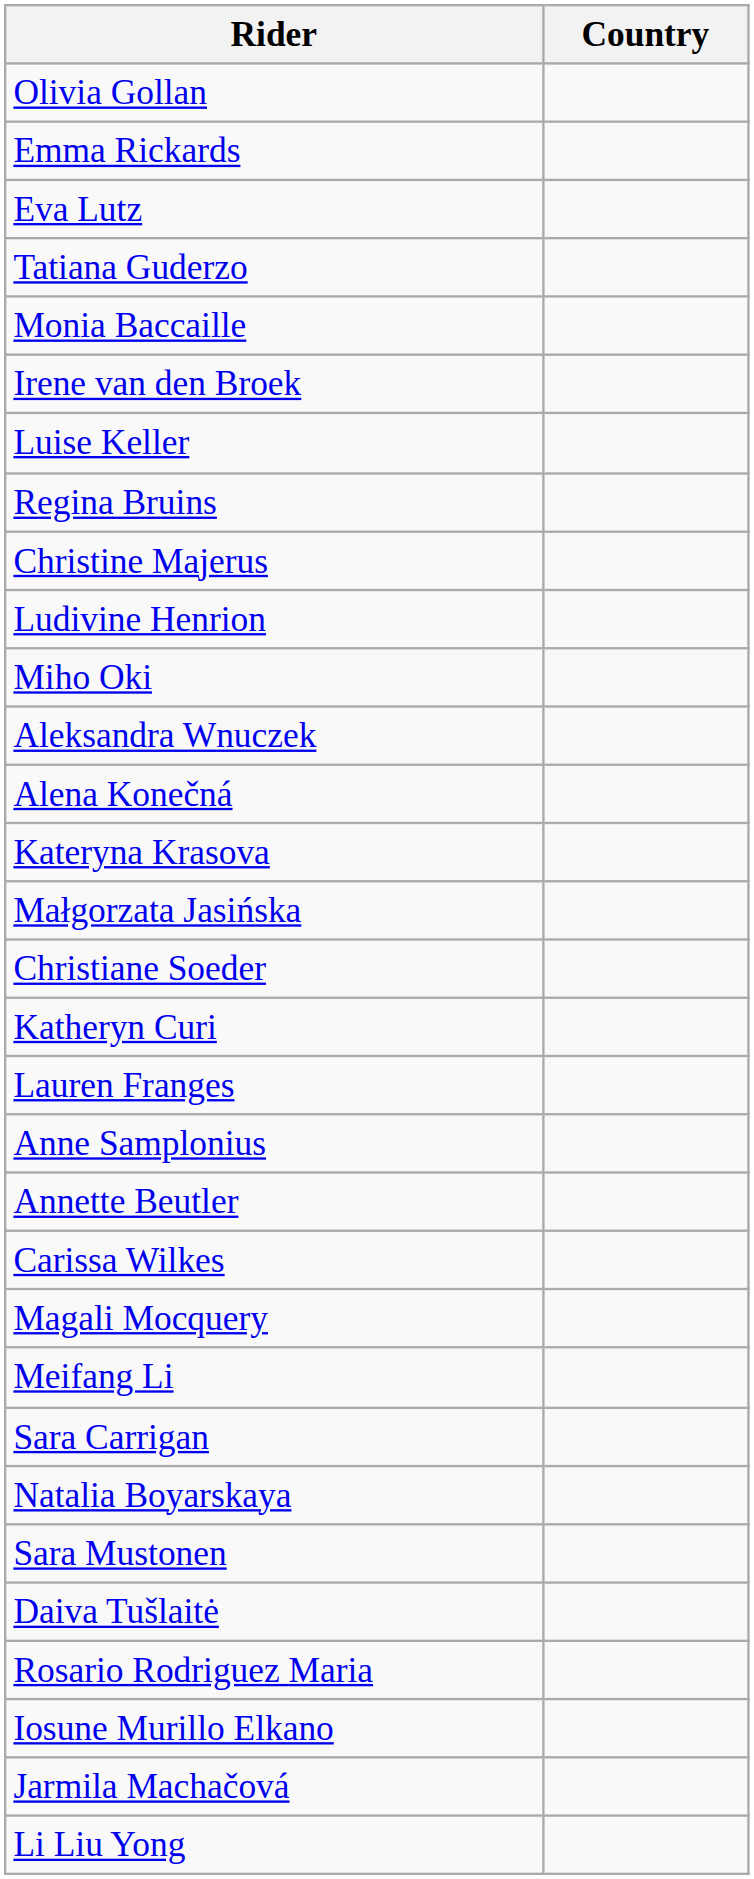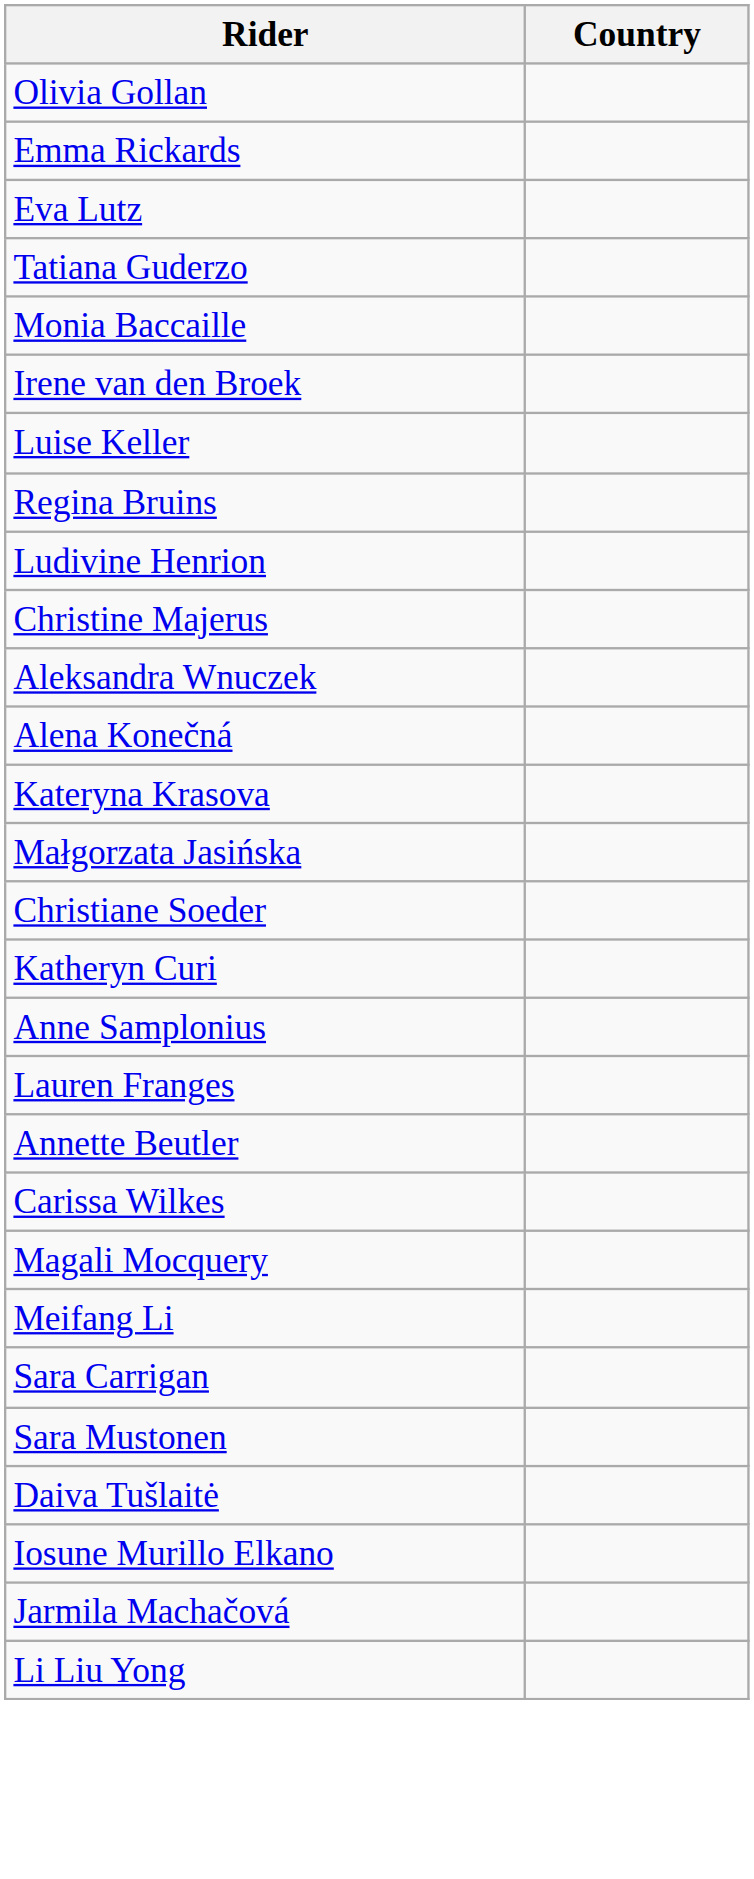rows swapped: (140, 617) <-> (141, 559)
- row: (83, 676)
rows swapped: (124, 1085) <-> (140, 1143)
- row: (152, 1493)
- row: (193, 1668)
